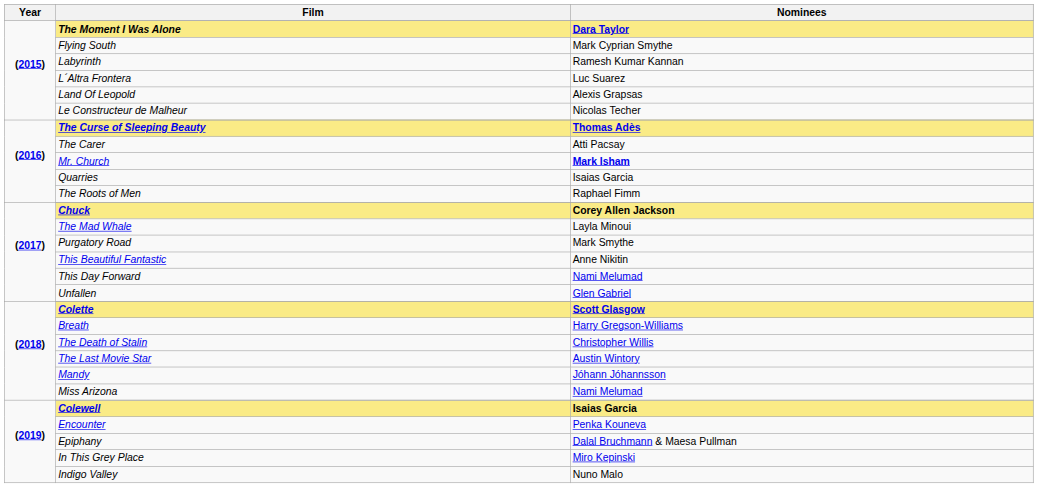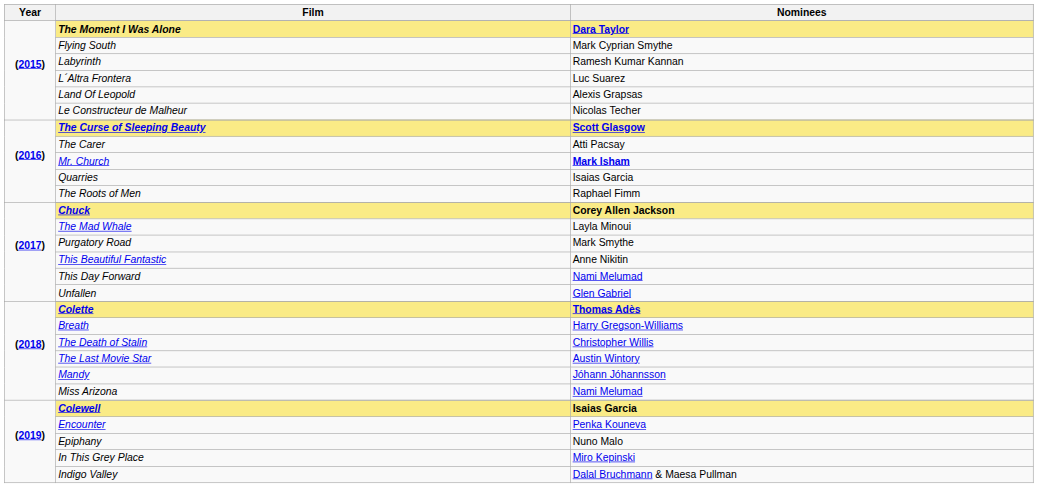(607, 128) Thomas Adès -> (609, 128) Scott Glasgow
(609, 309) Scott Glasgow -> (607, 309) Thomas Adès
(655, 441) Dalal Bruchmann & Maesa Pullman -> (598, 441) Nuno Malo
(598, 474) Nuno Malo -> (655, 474) Dalal Bruchmann & Maesa Pullman
